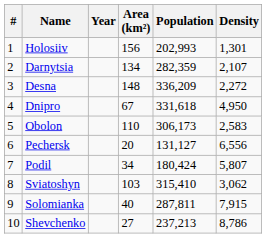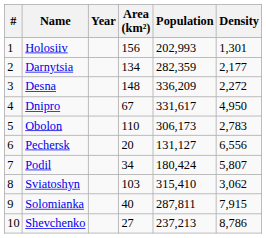(233, 67) 2,107 -> (233, 67) 2,177
(176, 106) 331,618 -> (176, 106) 331,617
(233, 125) 2,583 -> (233, 125) 2,783
